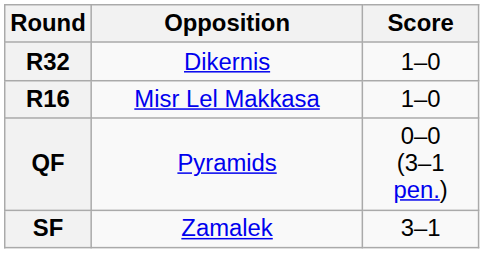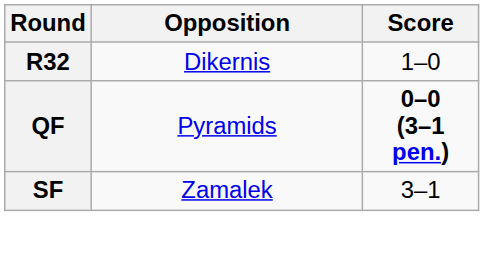- row: (48, 99)
(421, 163) normal -> (421, 125) bold
